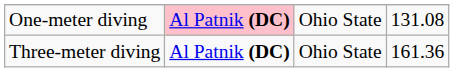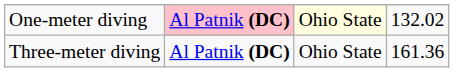(340, 19) no background -> (340, 19) lightyellow background
(417, 19) 131.08 -> (417, 19) 132.02
